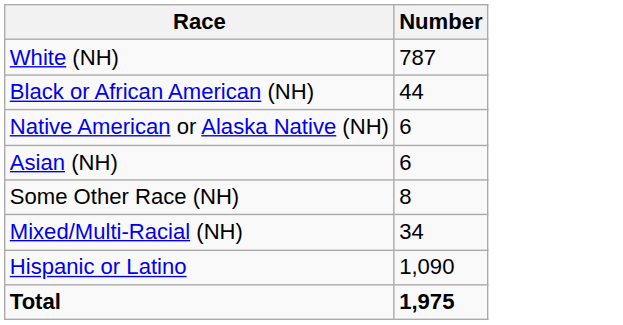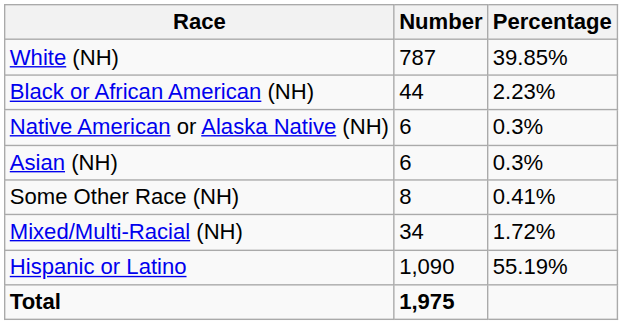+ column: (552, 22)
